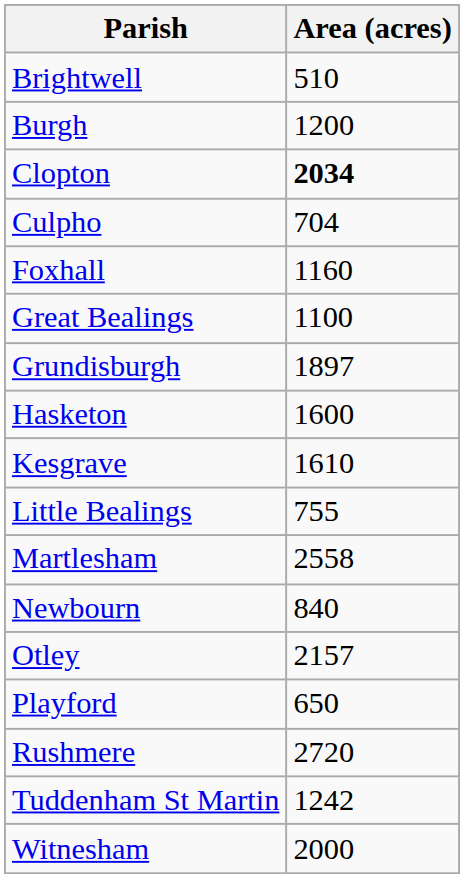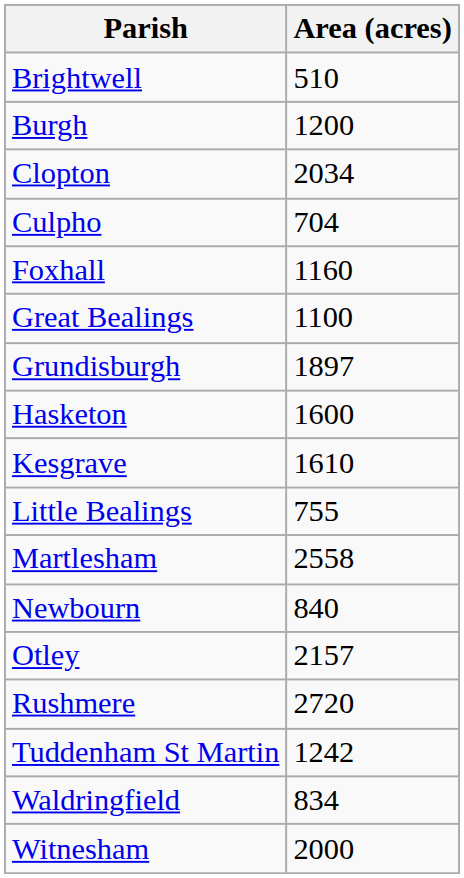(324, 173) bold -> (324, 173) normal
- row: (64, 703)
+ row: (96, 800)
